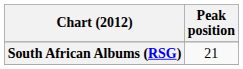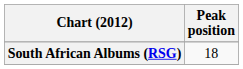(211, 53) 21 -> (211, 53) 18
